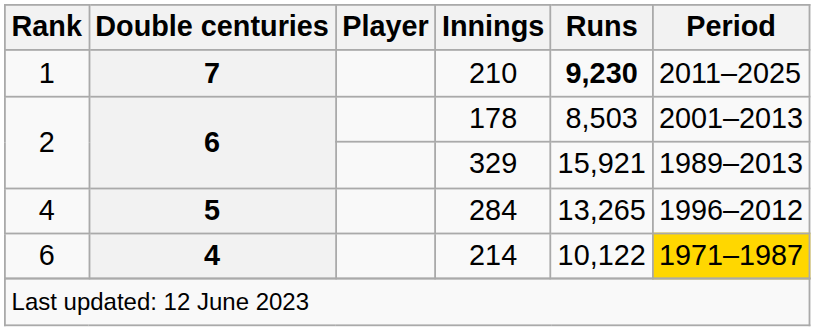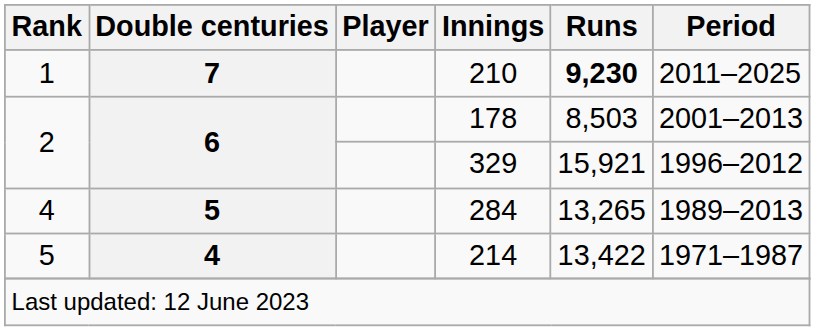(731, 164) 1989–2013 -> (731, 164) 1996–2012
(731, 210) 1996–2012 -> (731, 210) 1989–2013
(47, 255) 6 -> (47, 255) 5
(602, 255) 10,122 -> (602, 255) 13,422
(731, 255) gold background -> (731, 255) no background
